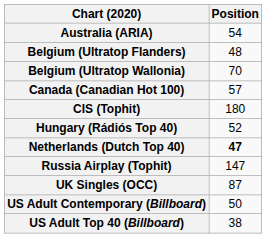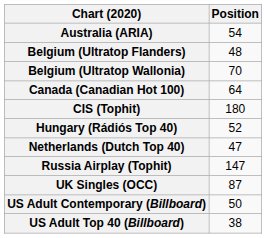(235, 90) 57 -> (235, 90) 64
(235, 147) bold -> (235, 147) normal
